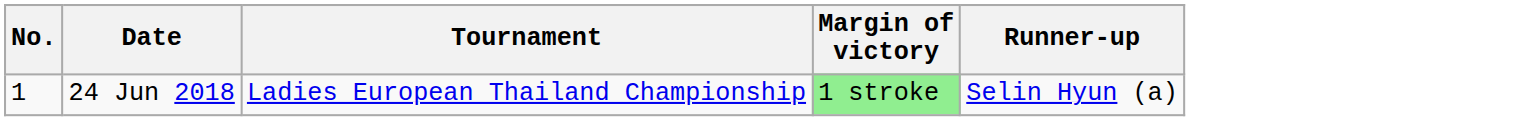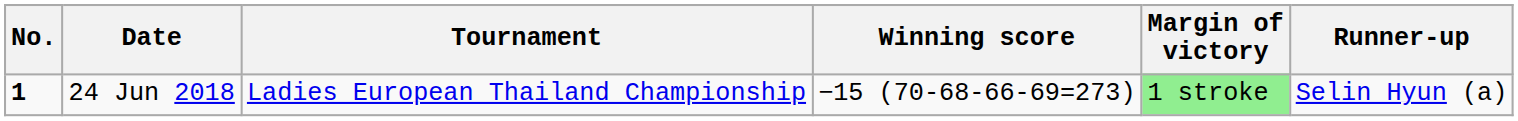+ column: (977, 40)
(19, 95) normal -> (19, 95) bold
